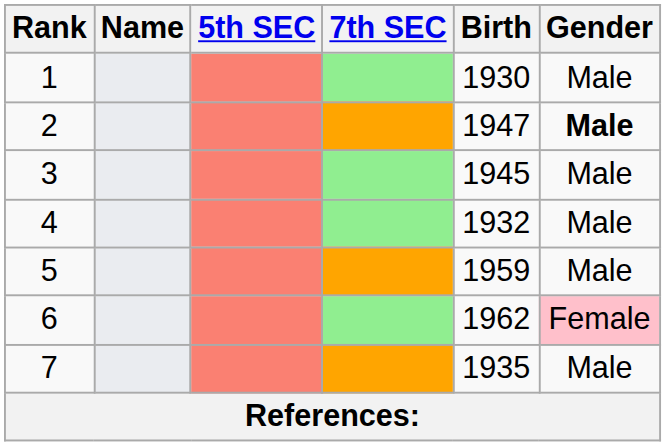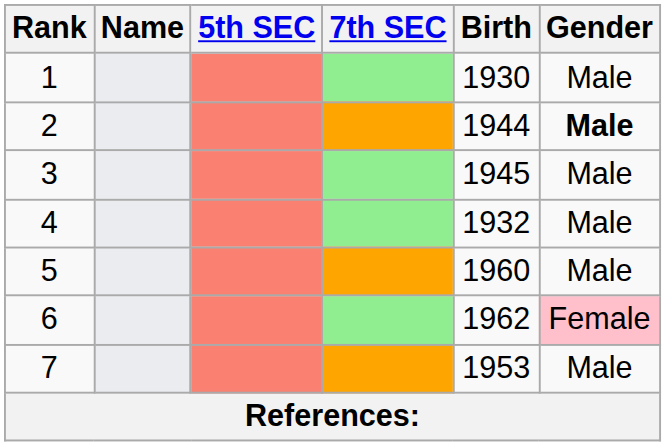(496, 125) 1947 -> (496, 125) 1944
(496, 271) 1959 -> (496, 271) 1960
(496, 367) 1935 -> (496, 367) 1953
